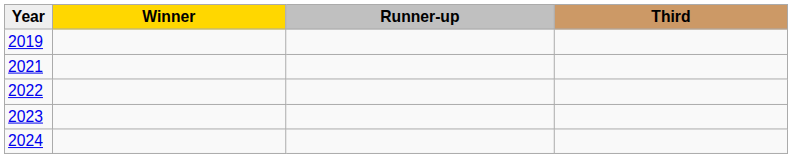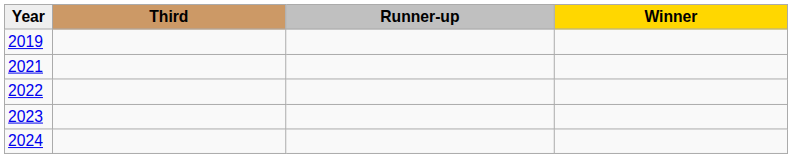columns swapped: (169, 16) <-> (671, 16)
